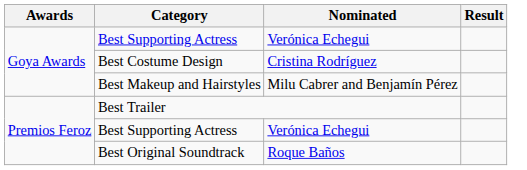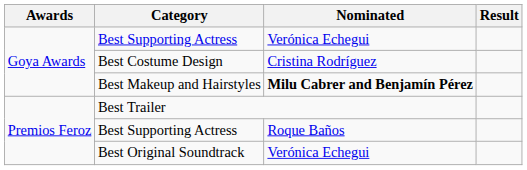(363, 84) normal -> (370, 84) bold
(318, 130) Verónica Echegui -> (306, 130) Roque Baños
(306, 152) Roque Baños -> (318, 152) Verónica Echegui
